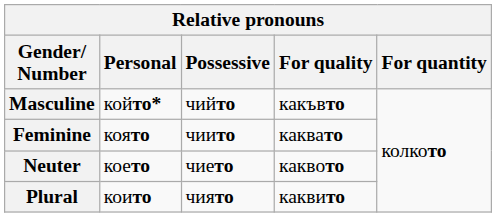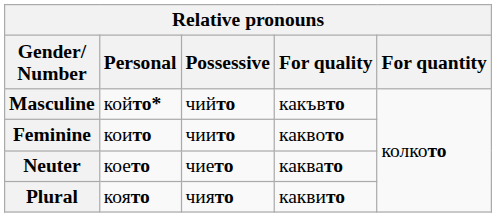(127, 134) която -> (128, 134) които
(311, 134) каквато -> (312, 134) каквото
(312, 165) каквото -> (311, 165) каквато
(128, 196) които -> (127, 196) която
